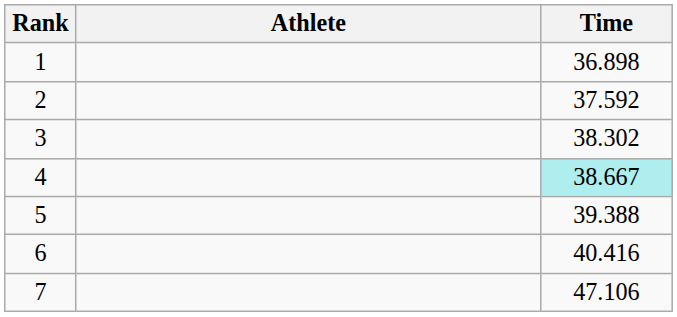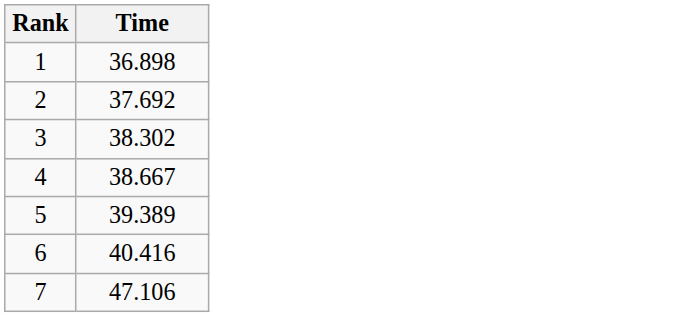- column: (308, 23)
(606, 100) 37.592 -> (142, 100) 37.692
(606, 176) paleturquoise background -> (142, 176) no background
(606, 215) 39.388 -> (142, 215) 39.389
